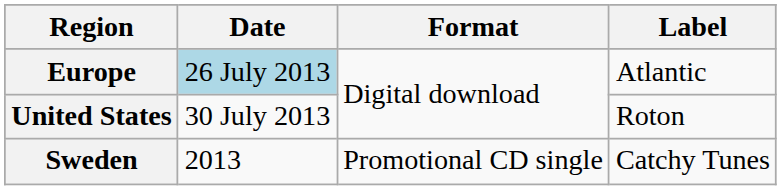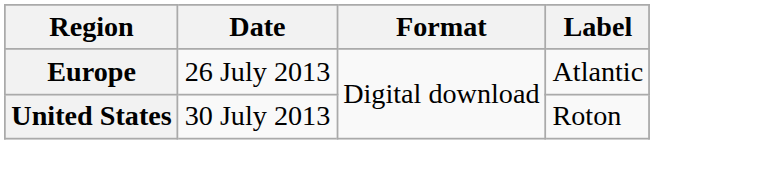(257, 71) lightblue background -> (257, 71) no background
- row: (92, 160)
